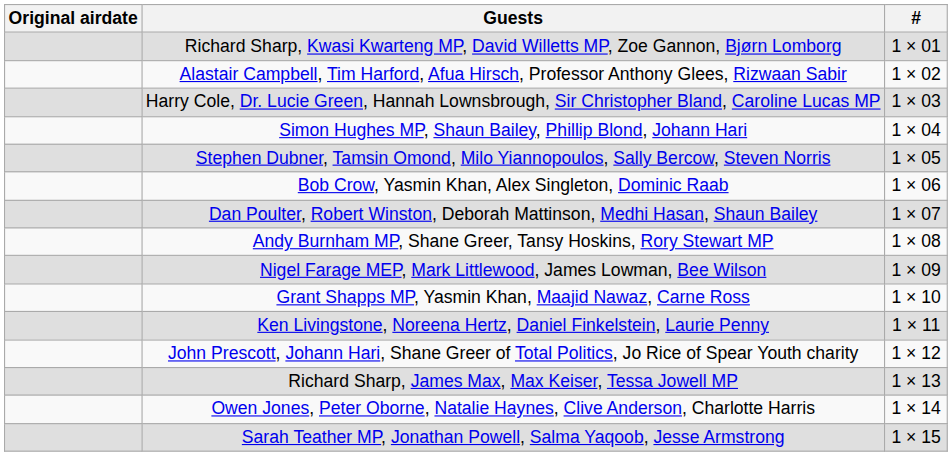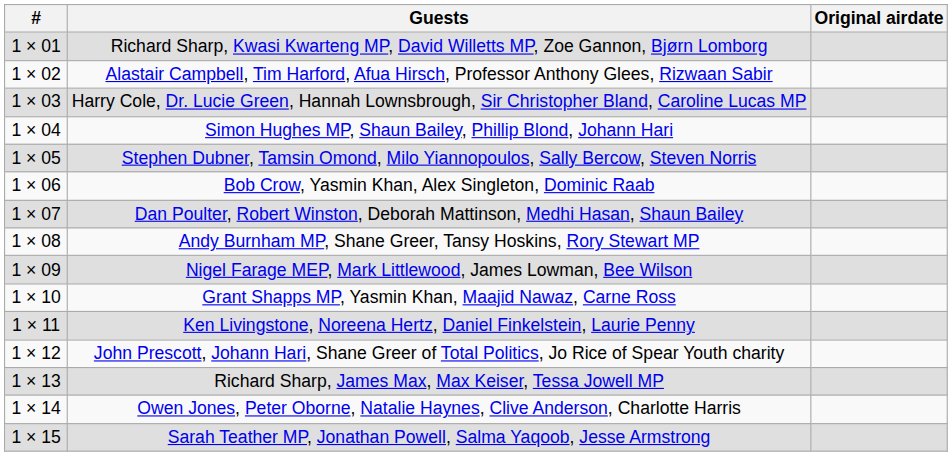columns swapped: (916, 18) <-> (73, 18)
